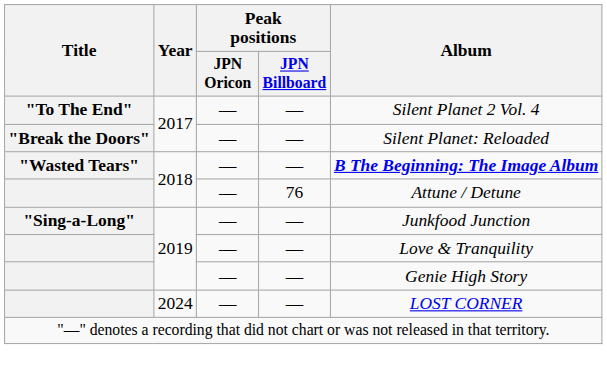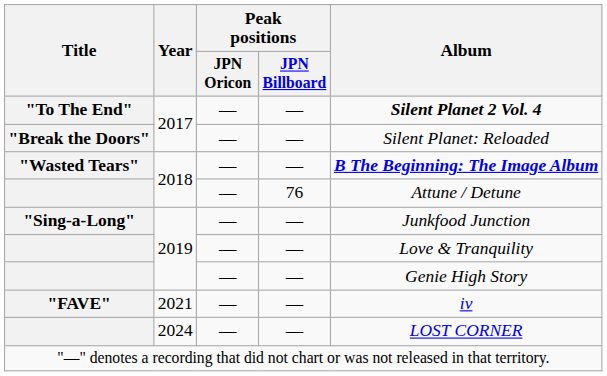(466, 110) normal -> (466, 110) bold
+ row: (79, 303)
